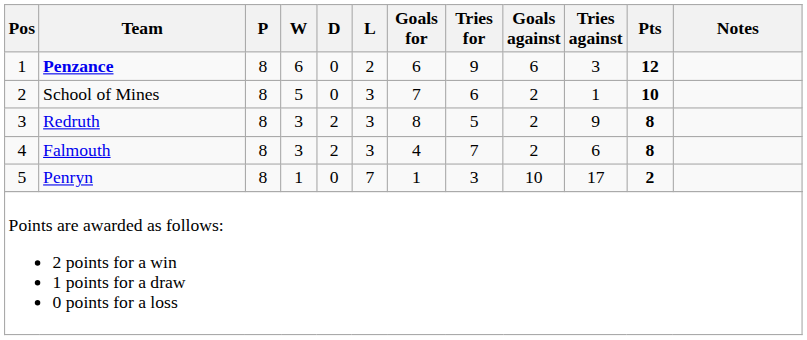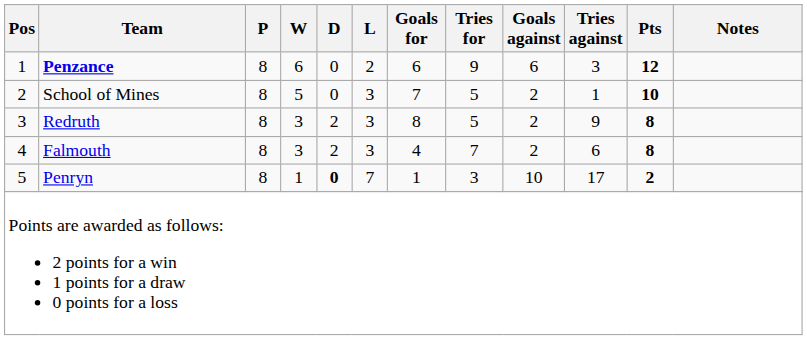(474, 94) 6 -> (474, 94) 5
(334, 177) normal -> (334, 177) bold
